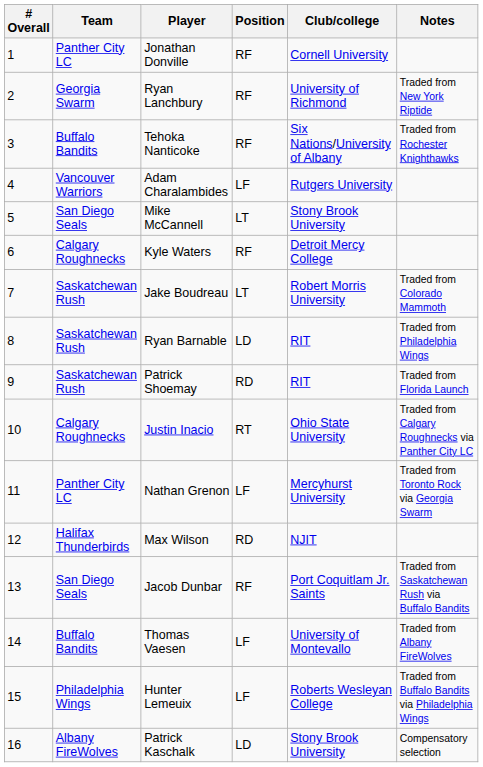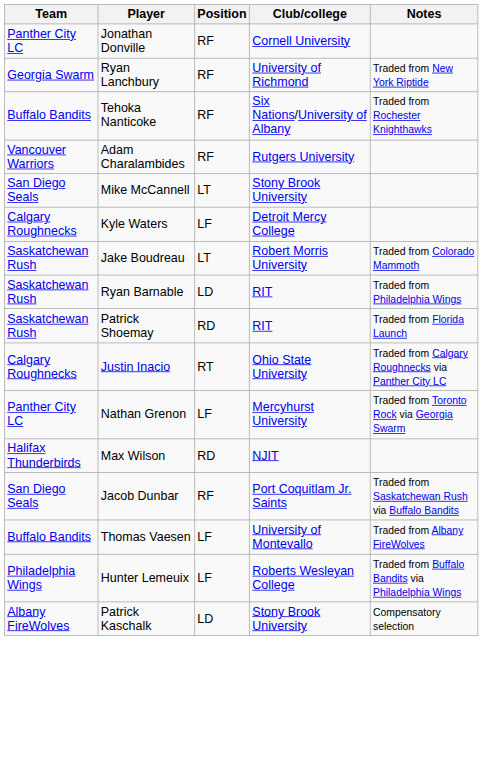- column: (29, 21)
(243, 184) LF -> (206, 156) RF
(244, 252) RF -> (205, 224) LF
